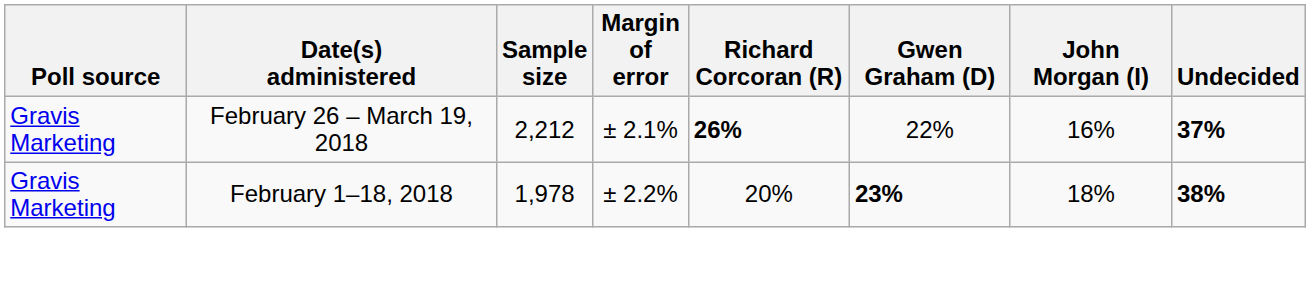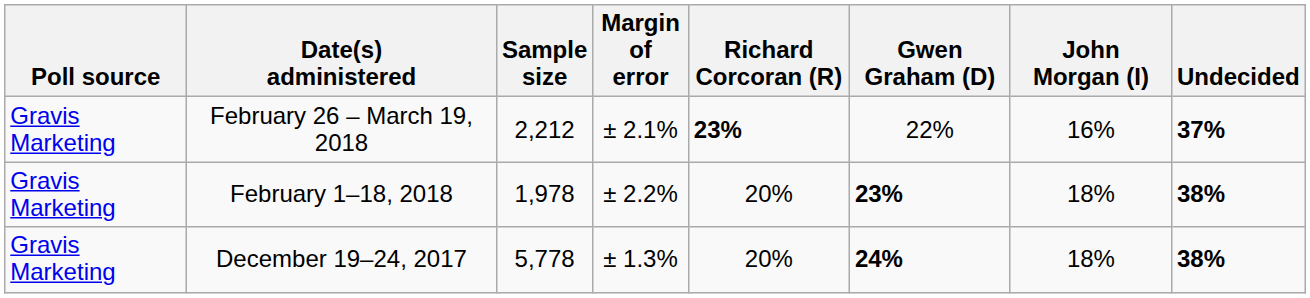(718, 129) 26% -> (718, 129) 23%
+ row: (341, 259)
